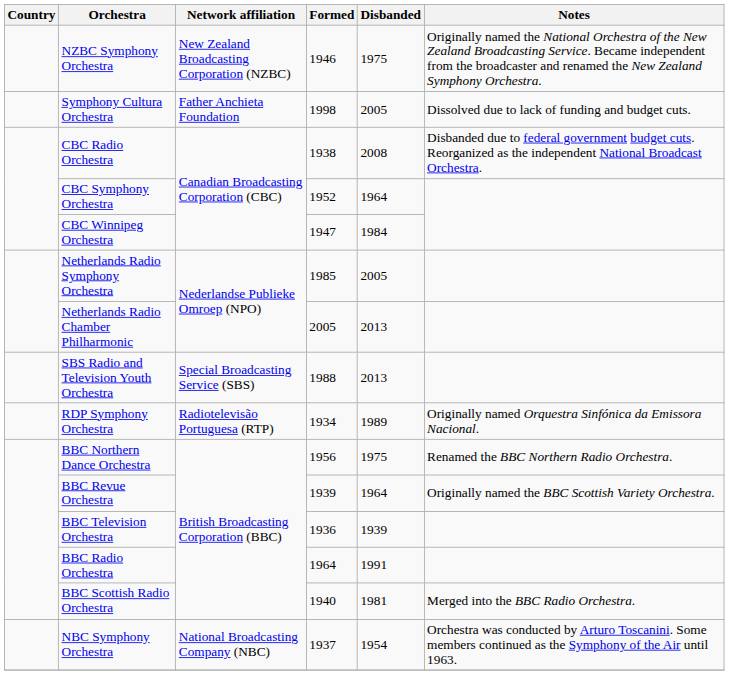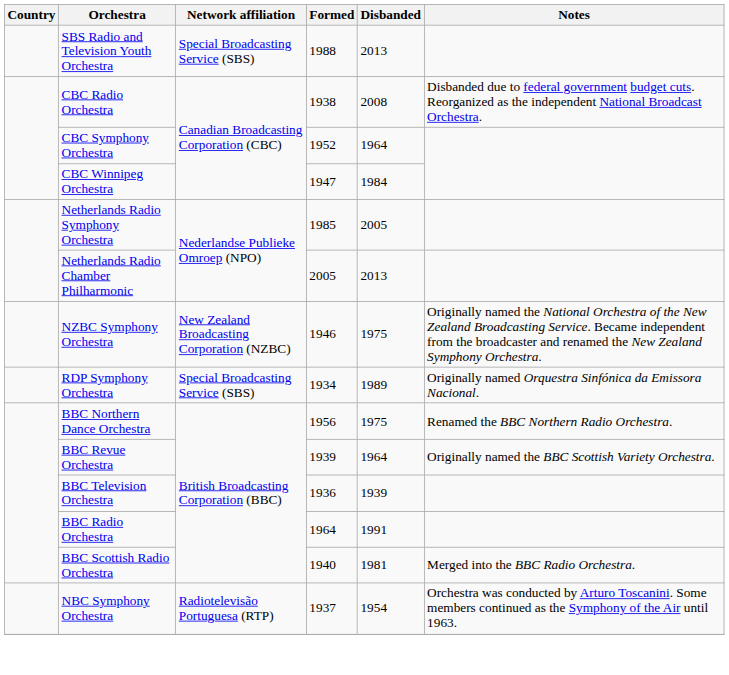rows swapped: (106, 377) <-> (110, 58)
- row: (112, 109)
(226, 421) Radiotelevisão Portuguesa (RTP) -> (235, 385) Special Broadcasting Service (SBS)
(238, 644) National Broadcasting Company (NBC) -> (226, 608) Radiotelevisão Portuguesa (RTP)
